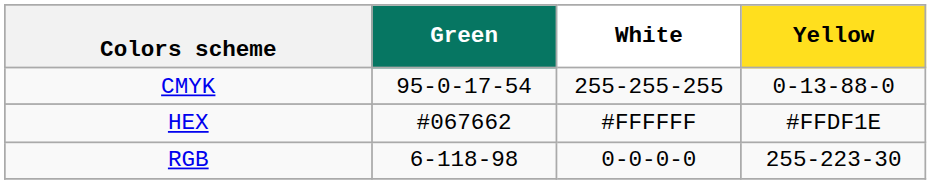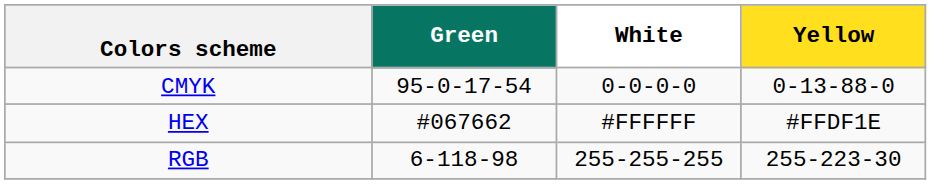(649, 86) 255-255-255 -> (649, 86) 0-0-0-0
(649, 160) 0-0-0-0 -> (649, 160) 255-255-255
